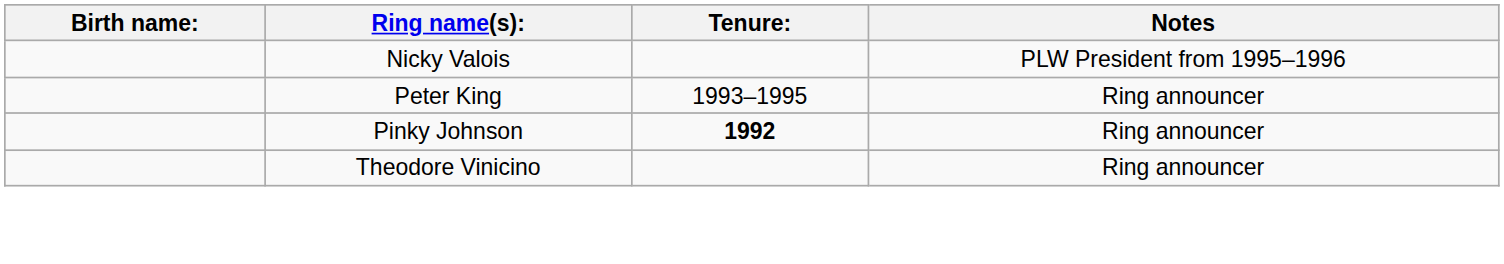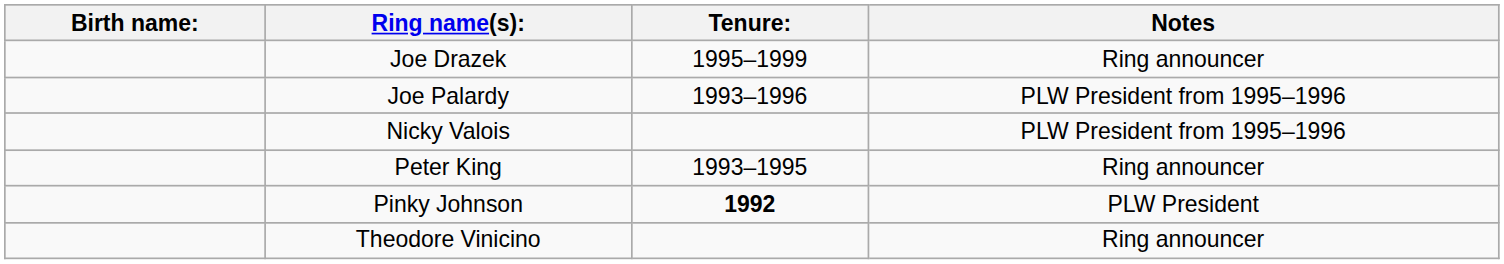+ row: (448, 59)
+ row: (448, 95)
(1183, 131) Ring announcer -> (1183, 204) PLW President
